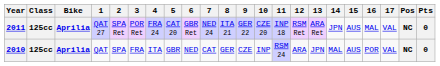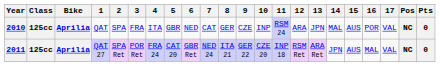rows swapped: (16, 50) <-> (16, 28)
